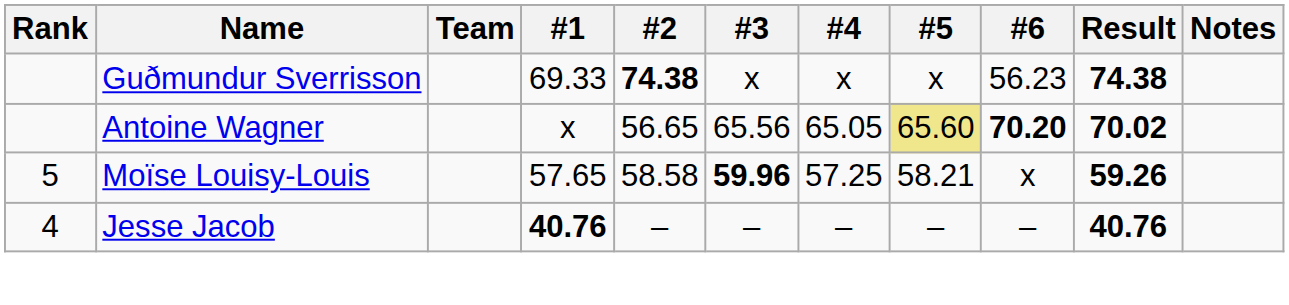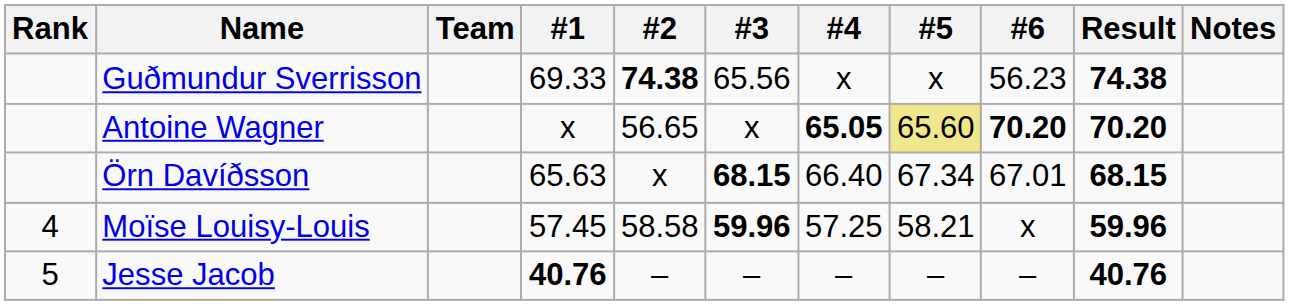(752, 78) x -> (752, 78) 65.56
(752, 127) 65.56 -> (752, 127) x
(844, 127) normal -> (844, 127) bold
(1128, 127) 70.02 -> (1128, 127) 70.20
+ row: (206, 176)
(50, 176) 5 -> (50, 226) 4
(568, 176) 57.65 -> (568, 226) 57.45
(1128, 176) 59.26 -> (1128, 226) 59.96
(50, 226) 4 -> (50, 275) 5
